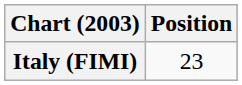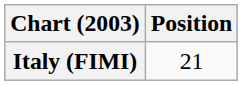(191, 60) 23 -> (191, 60) 21
